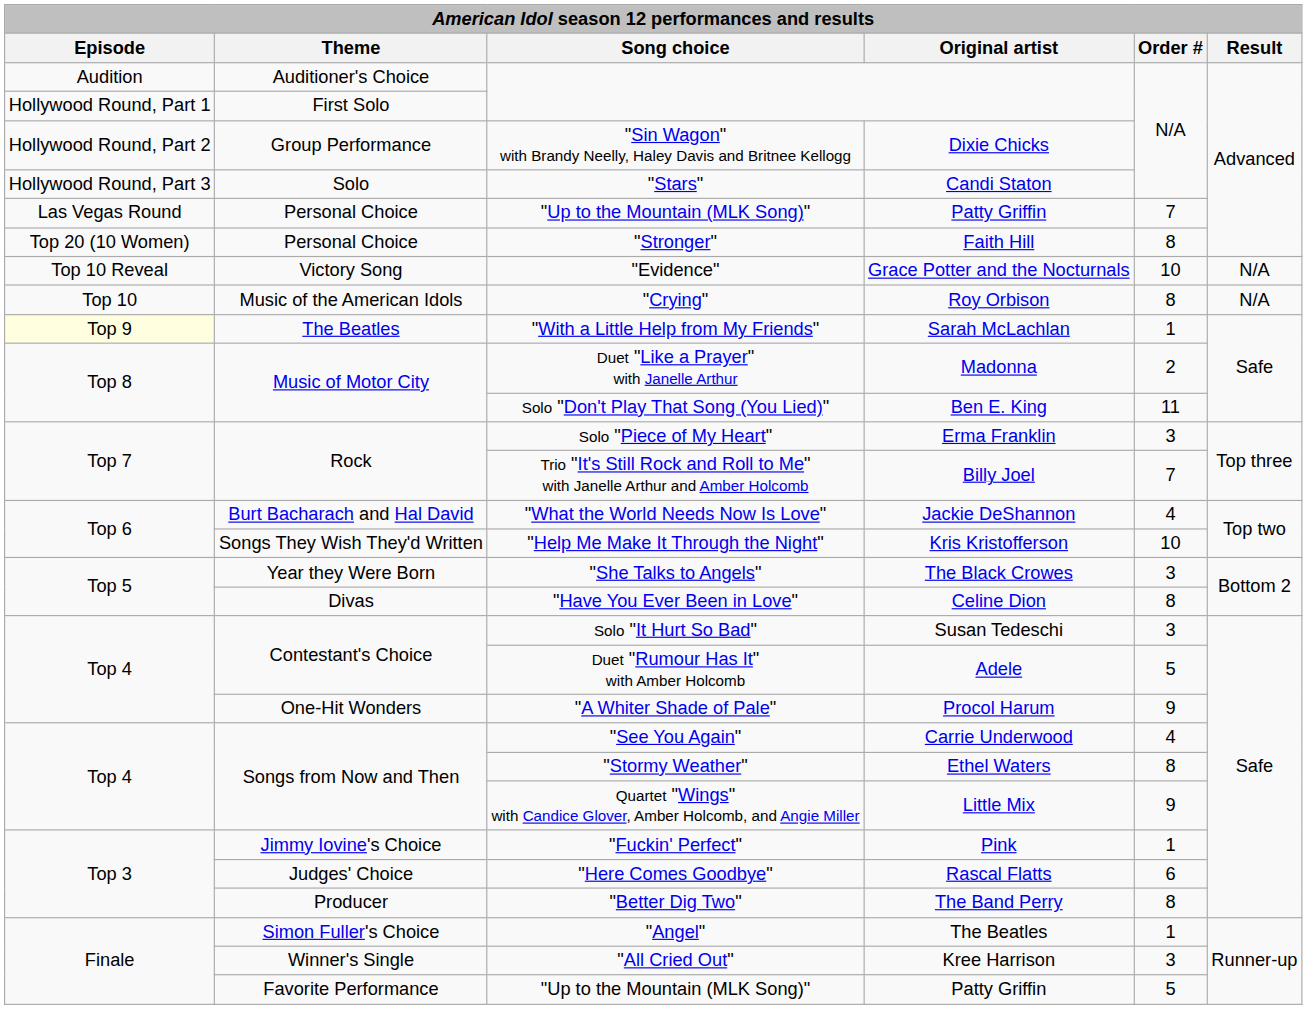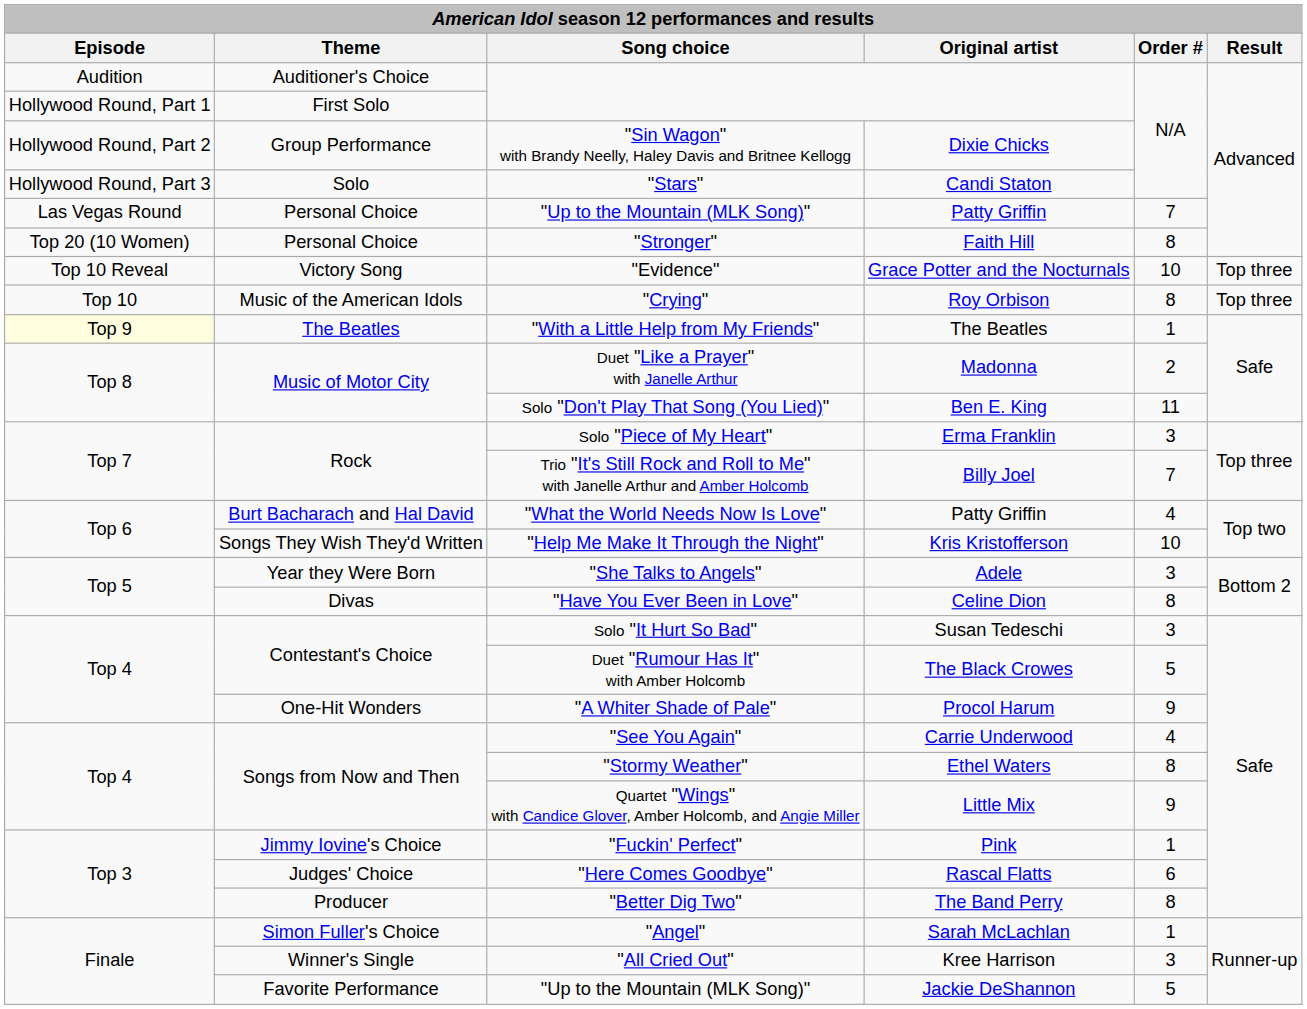(1254, 270) N/A -> (1254, 270) Top three
(1254, 299) N/A -> (1254, 299) Top three
(999, 328) Sarah McLachlan -> (999, 328) The Beatles
(999, 514) Jackie DeShannon -> (999, 514) Patty Griffin
(999, 572) The Black Crowes -> (999, 572) Adele
(999, 669) Adele -> (999, 669) The Black Crowes
(999, 931) The Beatles -> (999, 931) Sarah McLachlan
(999, 989) Patty Griffin -> (999, 989) Jackie DeShannon
